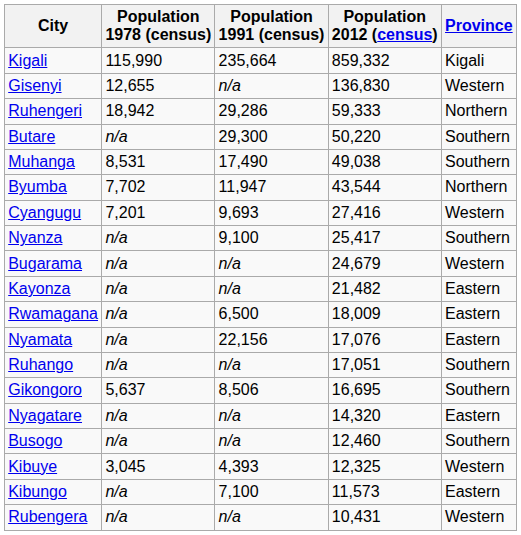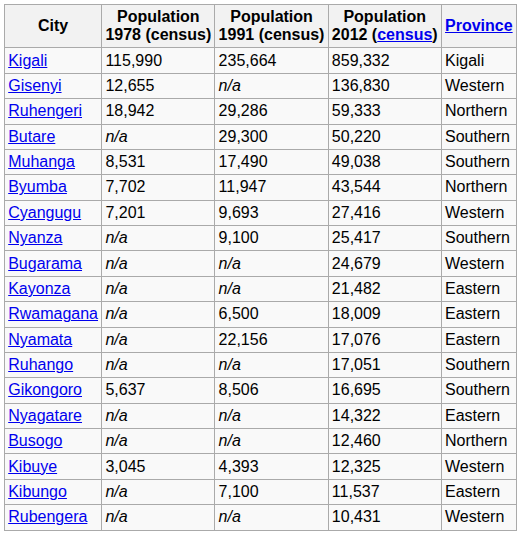(356, 415) 14,320 -> (356, 415) 14,322
(478, 441) Southern -> (476, 441) Northern
(356, 491) 11,573 -> (356, 491) 11,537
